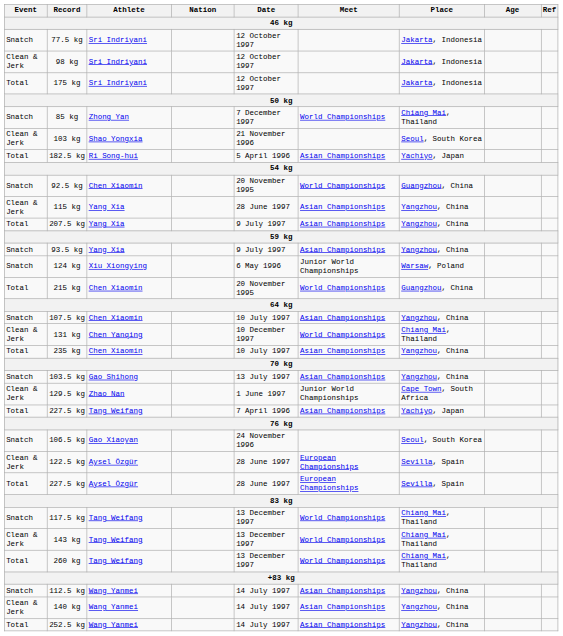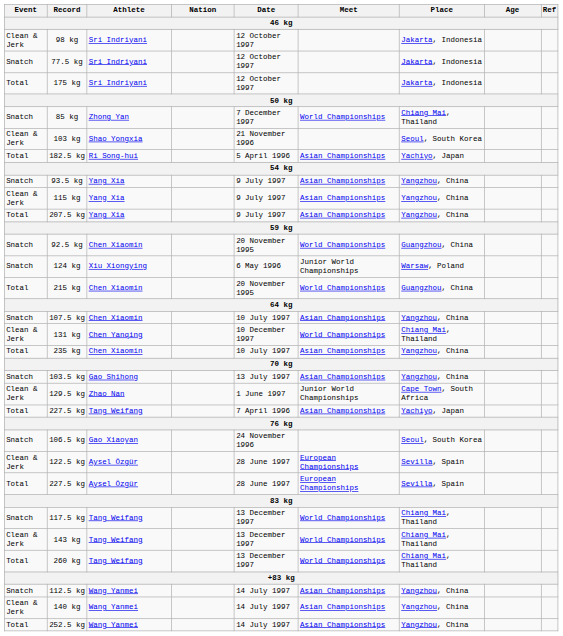rows swapped: (67, 40) <-> (67, 61)
rows swapped: (67, 249) <-> (67, 185)
(263, 207) 28 June 1997 -> (261, 198) 9 July 1997
